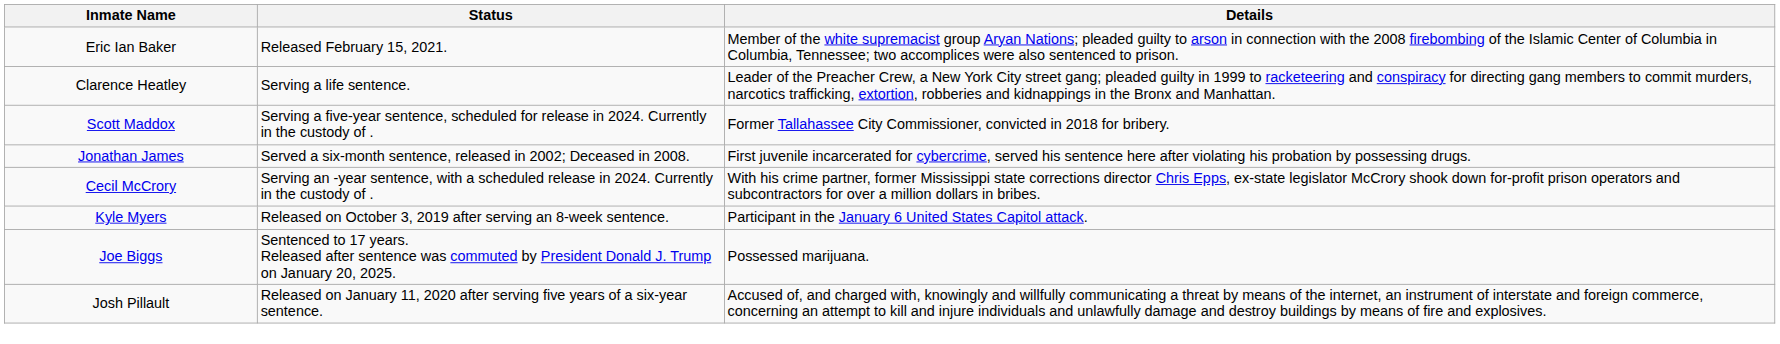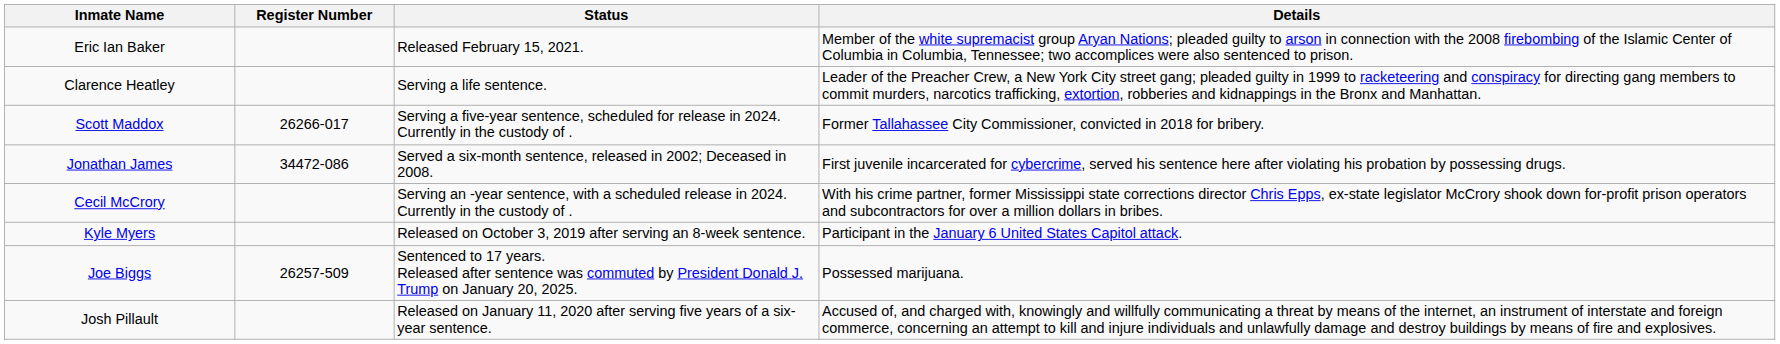+ column: (314, 15)
